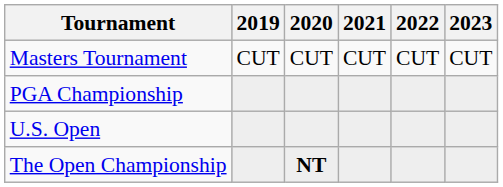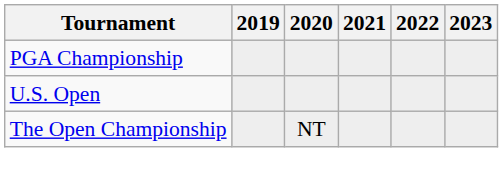- row: (98, 58)
(311, 164) bold -> (311, 129) normal
